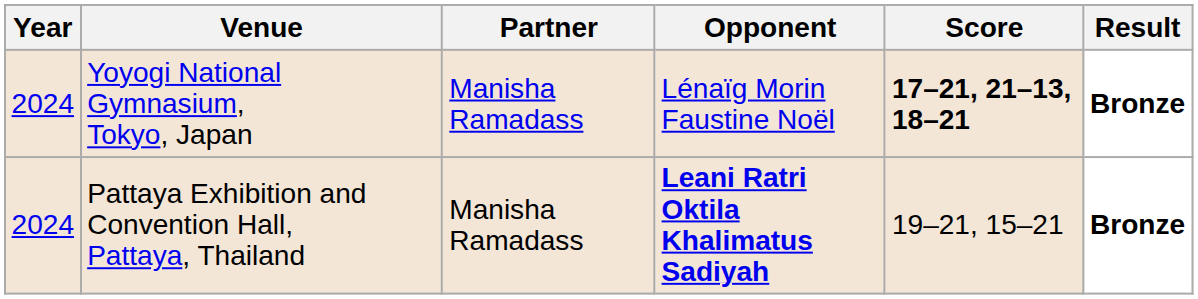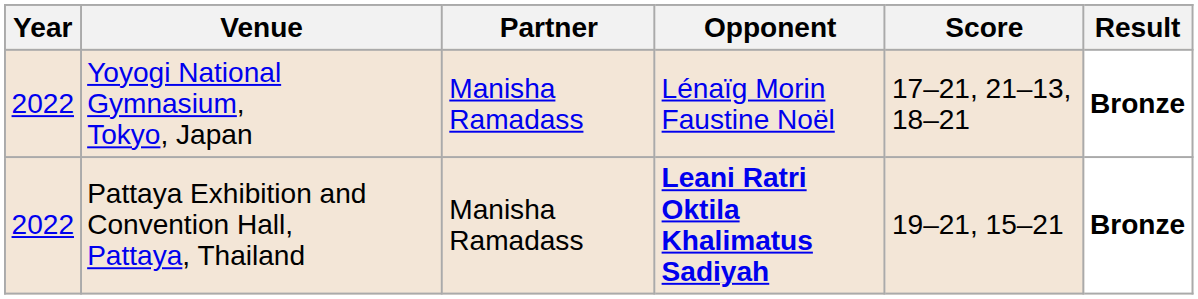(43, 103) 2024 -> (43, 103) 2022
(982, 103) bold -> (982, 103) normal
(43, 225) 2024 -> (43, 225) 2022
